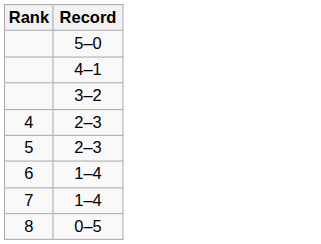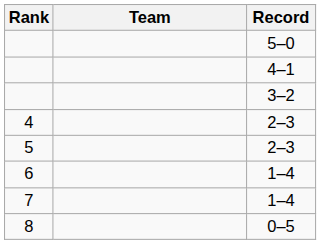+ column: (150, 17)
